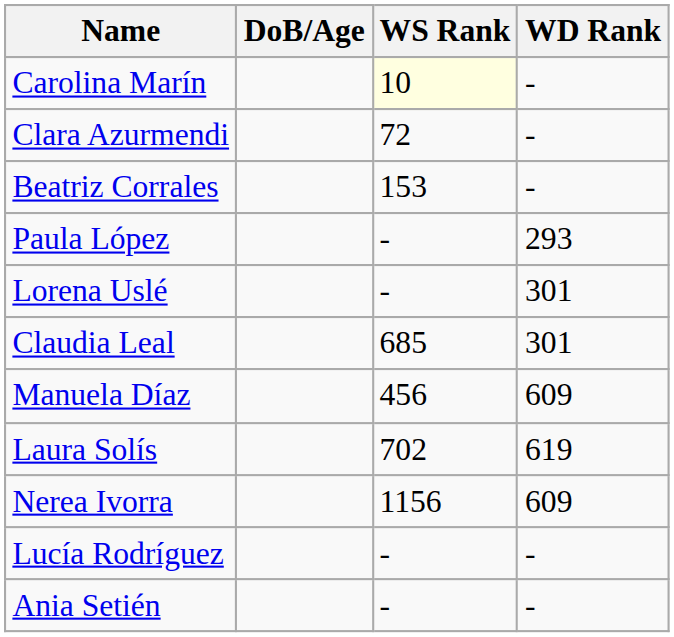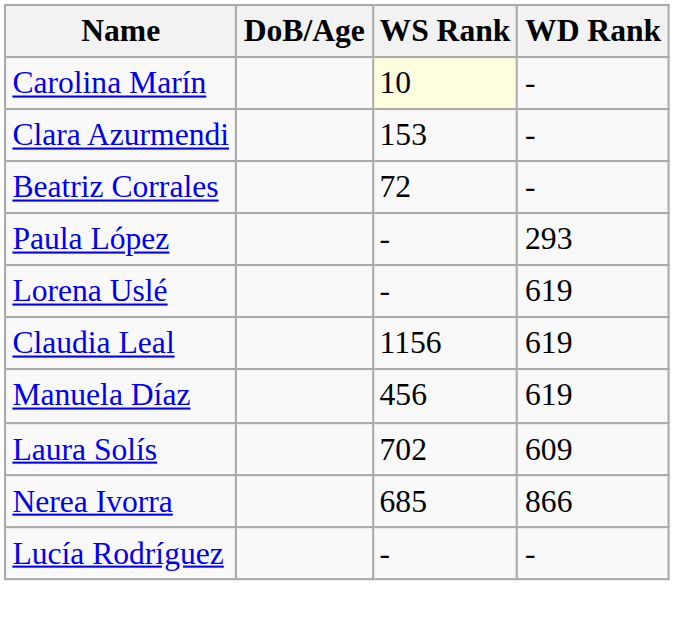(395, 135) 72 -> (403, 135) 153
(403, 187) 153 -> (395, 187) 72
(549, 291) 301 -> (549, 291) 619
(403, 343) 685 -> (411, 343) 1156
(549, 343) 301 -> (549, 343) 619
(549, 395) 609 -> (549, 395) 619
(549, 447) 619 -> (549, 447) 609
(411, 499) 1156 -> (403, 499) 685
(549, 499) 609 -> (549, 499) 866
- row: (87, 604)
